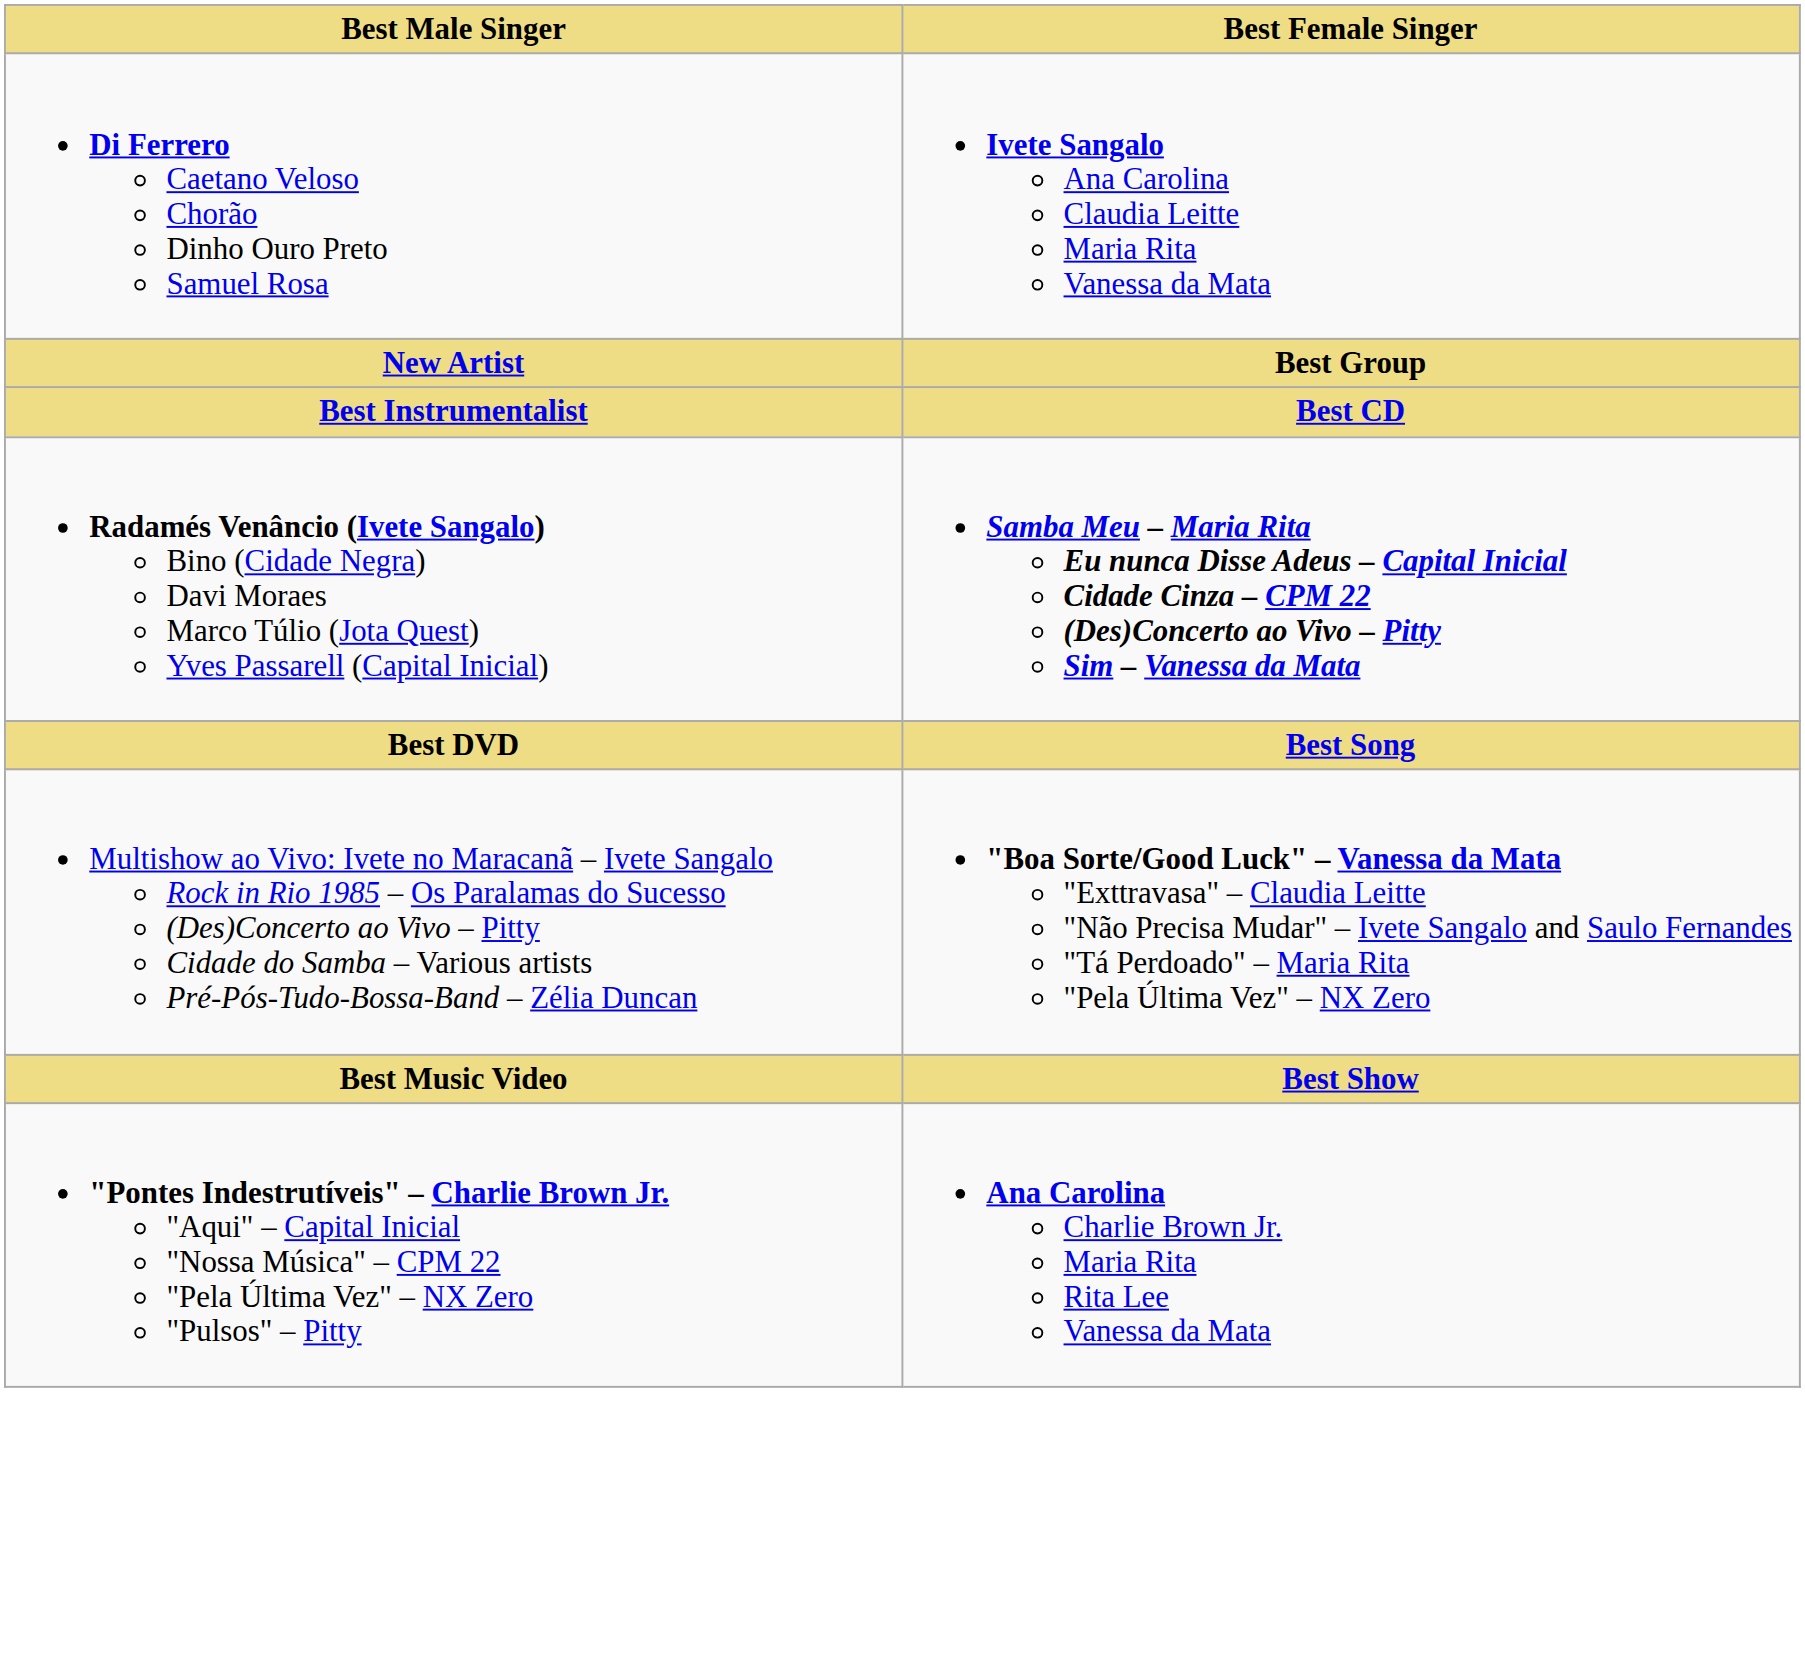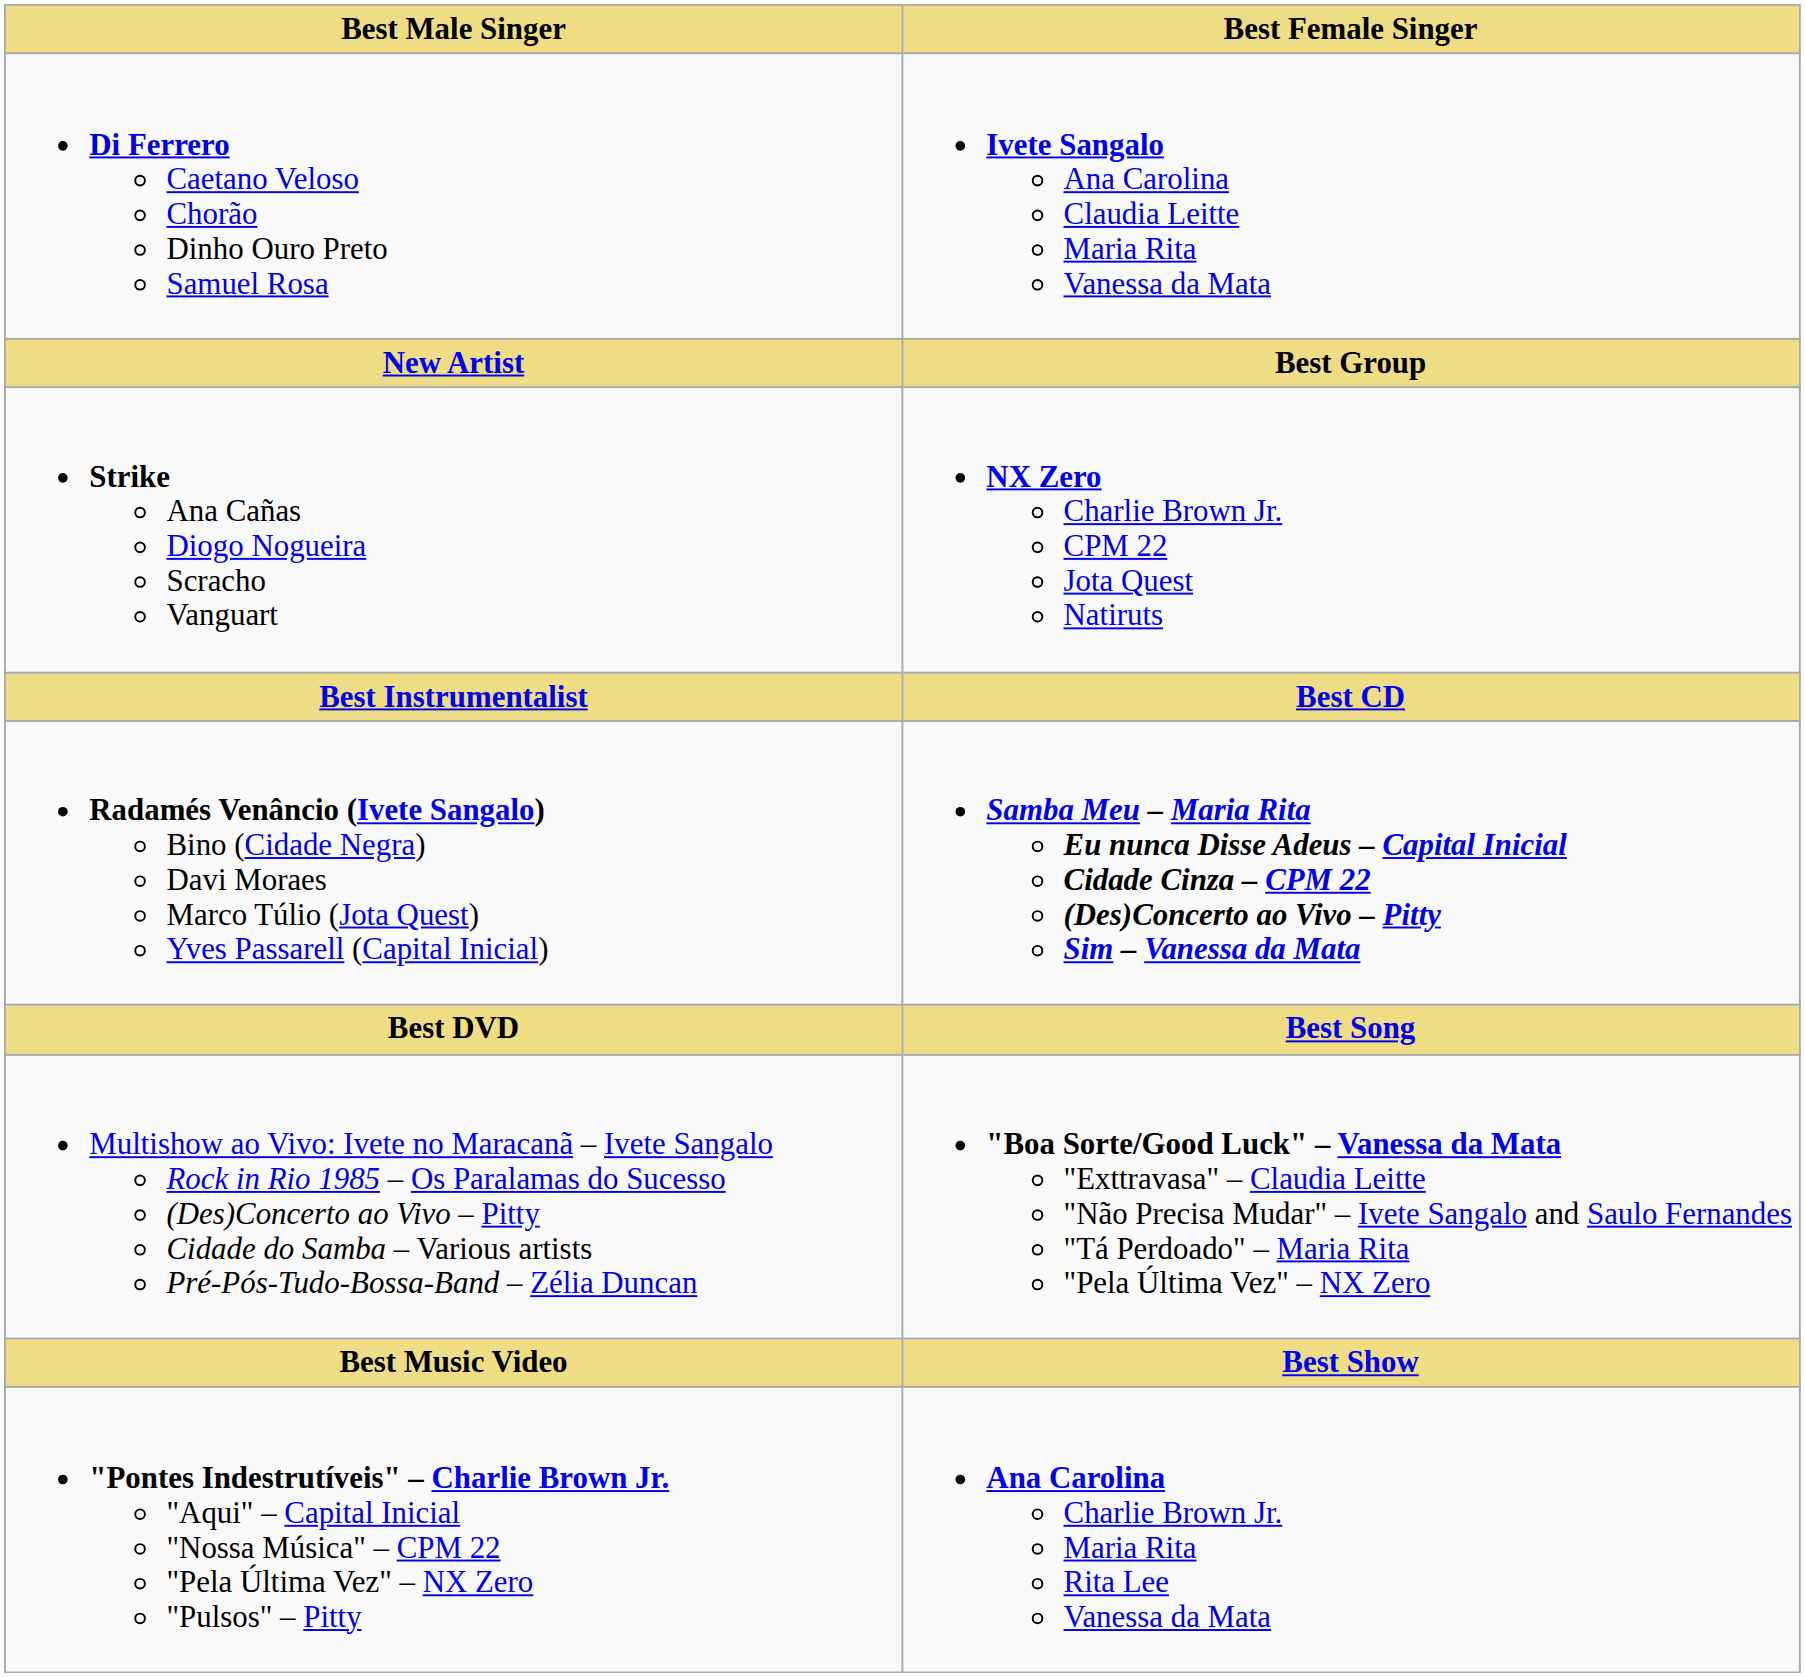+ row: (453, 547)
